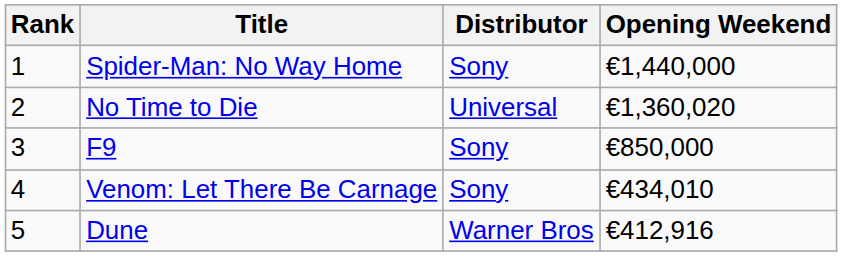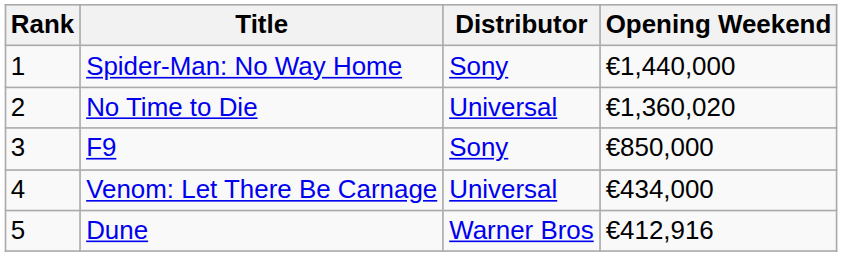(479, 189) Sony -> (503, 189) Universal
(660, 189) €434,010 -> (660, 189) €434,000
